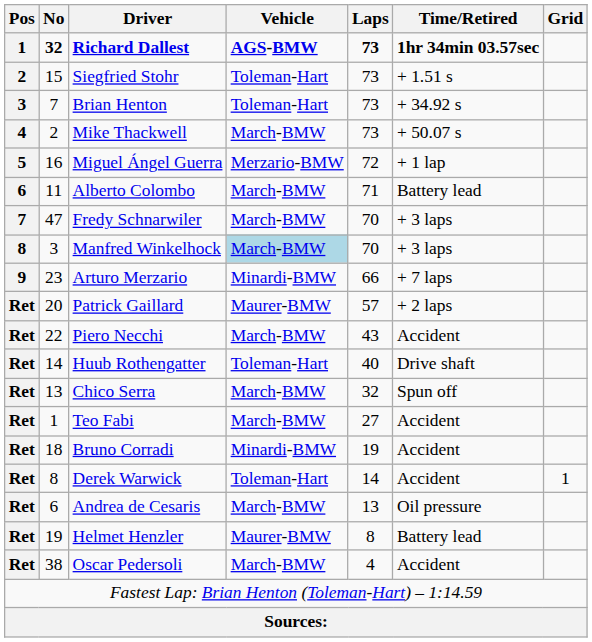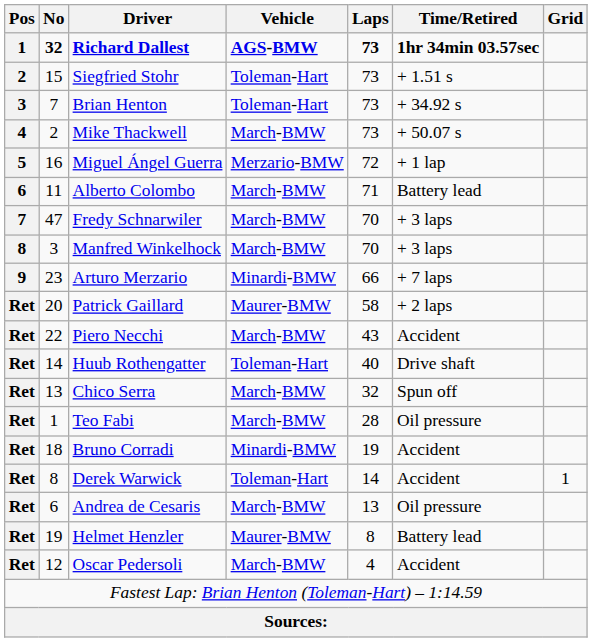(278, 248) lightblue background -> (278, 248) no background
(370, 305) 57 -> (370, 305) 58
(370, 420) 27 -> (370, 420) 28
(428, 420) Accident -> (439, 420) Oil pressure
(54, 564) 38 -> (54, 564) 12
